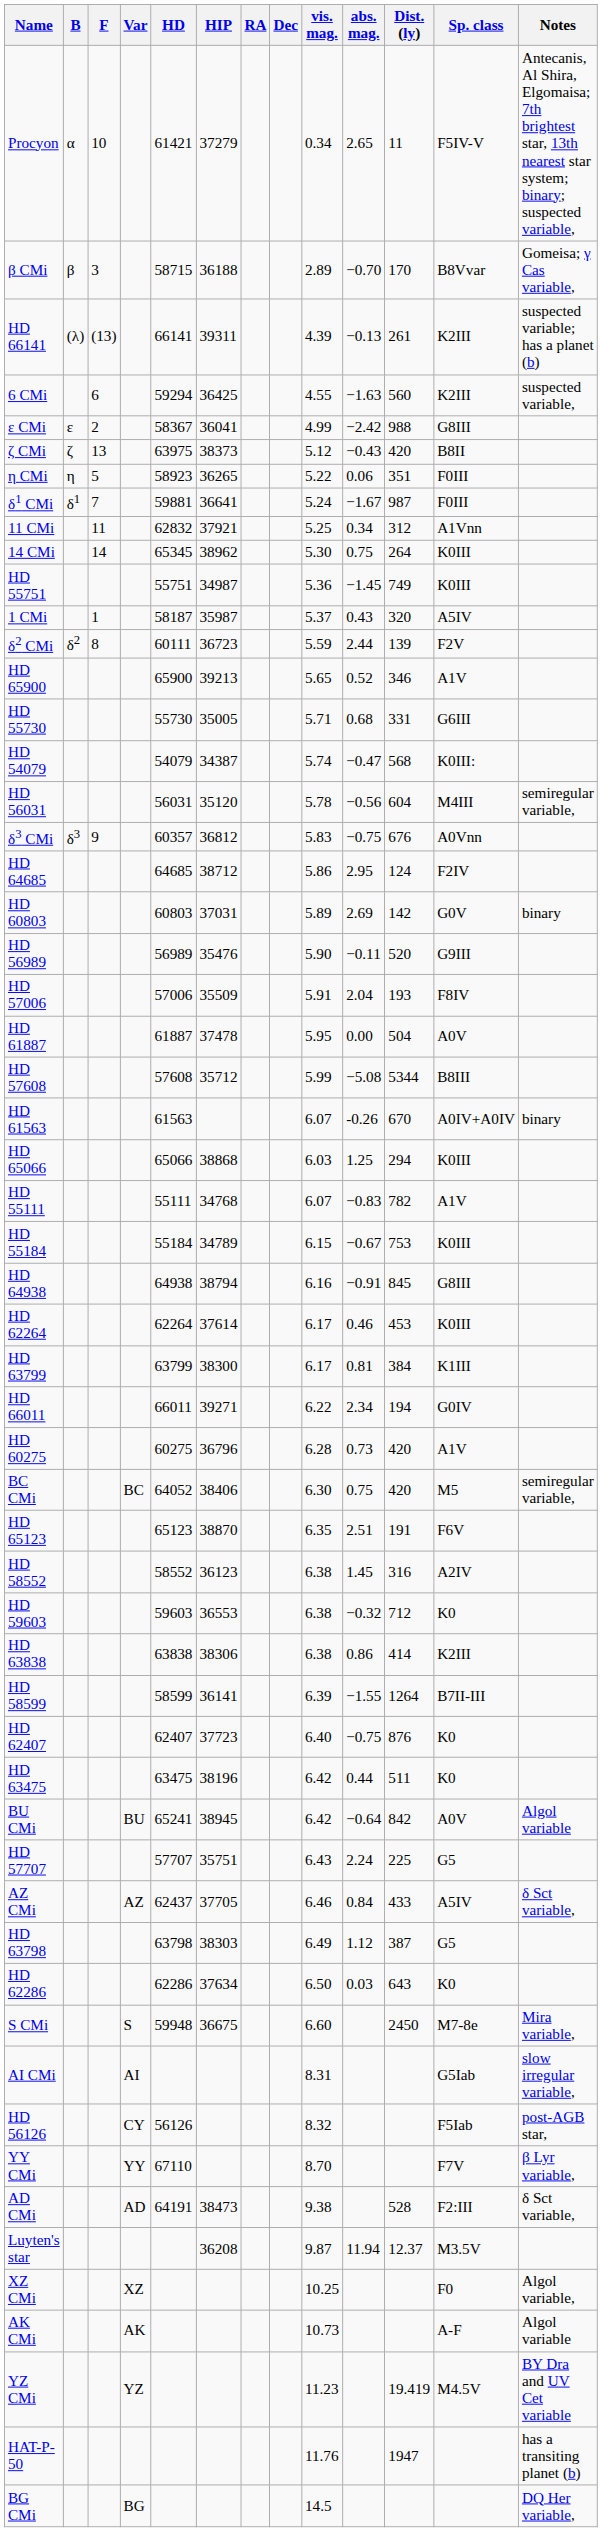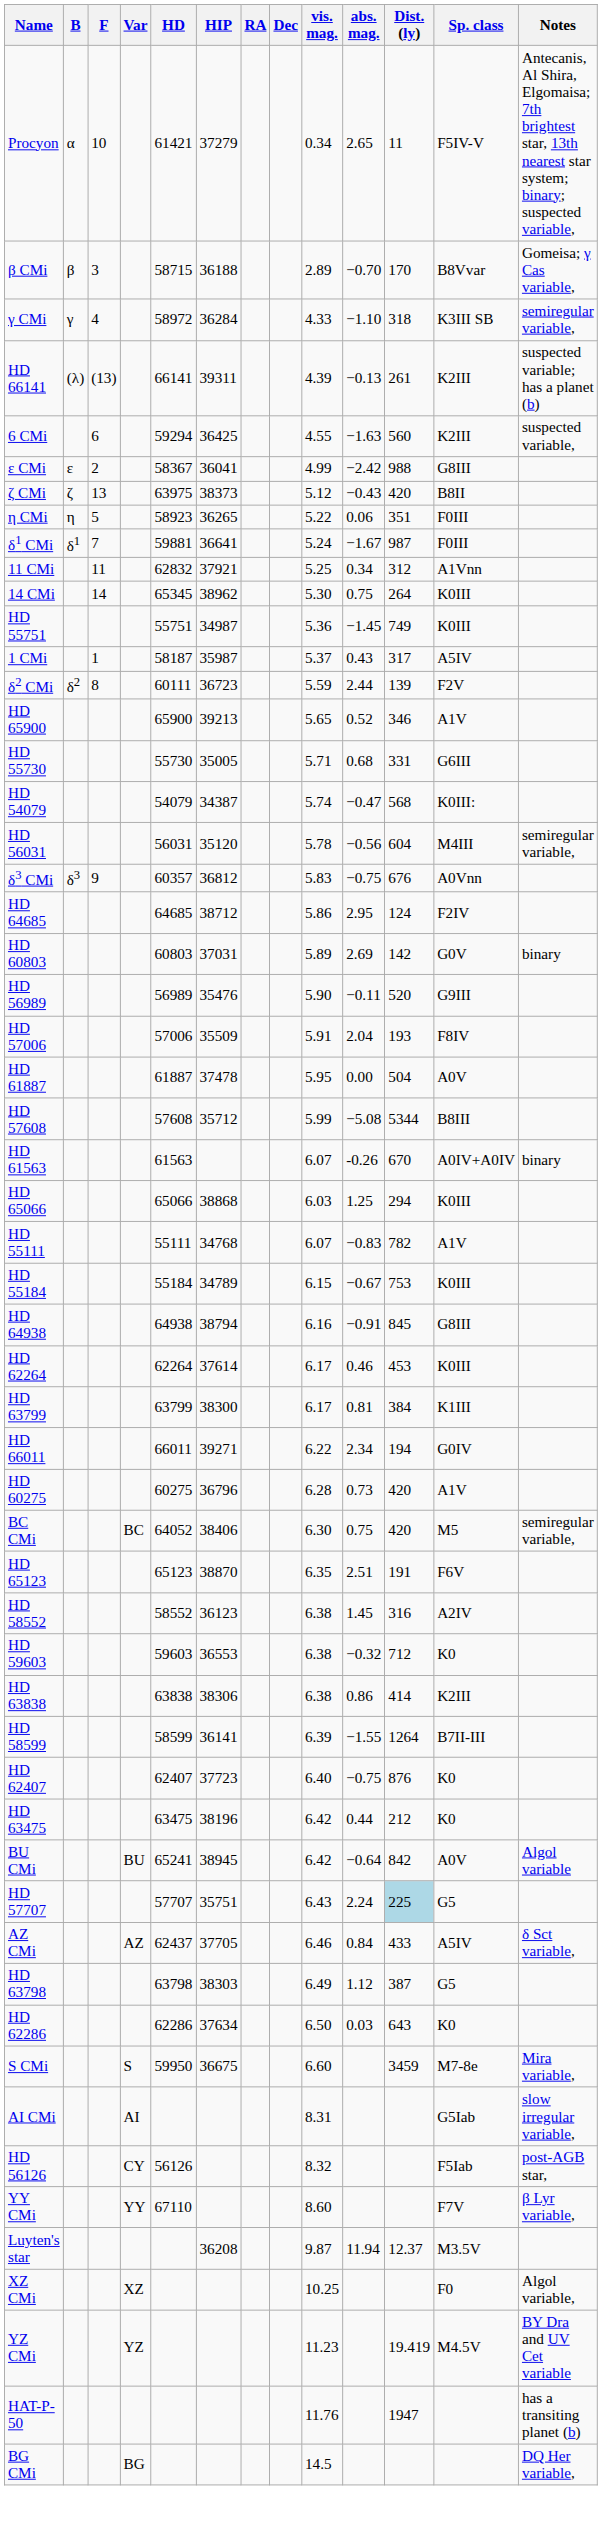+ row: (27, 319)
(400, 617) 320 -> (400, 658) 317
(399, 1778) 511 -> (400, 1819) 212
(400, 1860) no background -> (400, 1901) lightblue background
(173, 2025) 59948 -> (173, 2066) 59950
(404, 2025) 2450 -> (404, 2066) 3459
(318, 2166) 8.70 -> (318, 2207) 8.60
- row: (22, 2207)
- row: (22, 2330)
